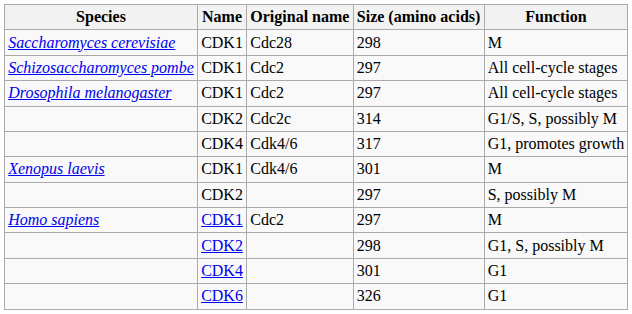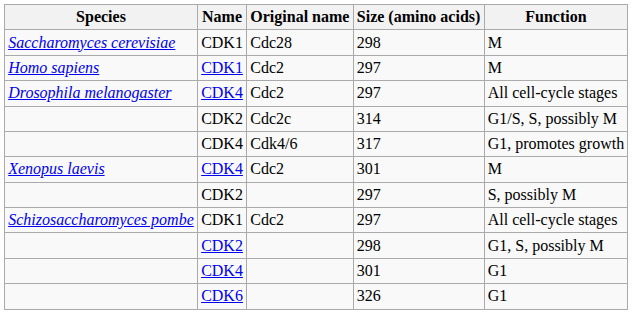rows swapped: (101, 67) <-> (54, 220)
(222, 93) CDK1 -> (222, 93) CDK4
(222, 169) CDK1 -> (222, 169) CDK4
(274, 169) Cdk4/6 -> (267, 169) Cdc2
